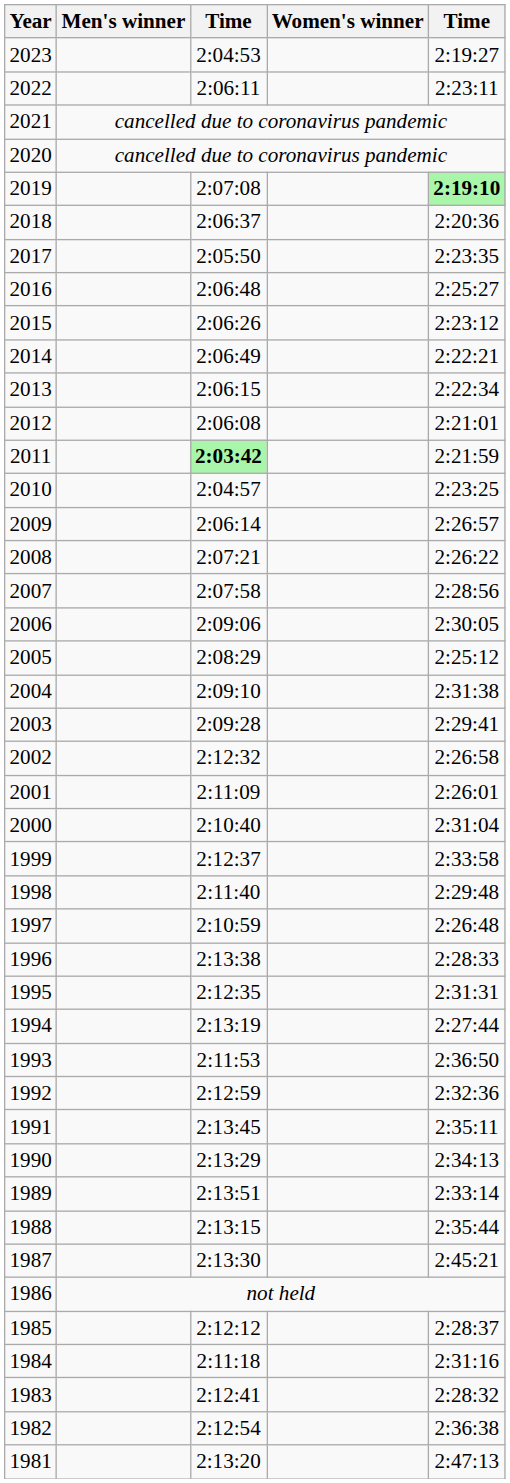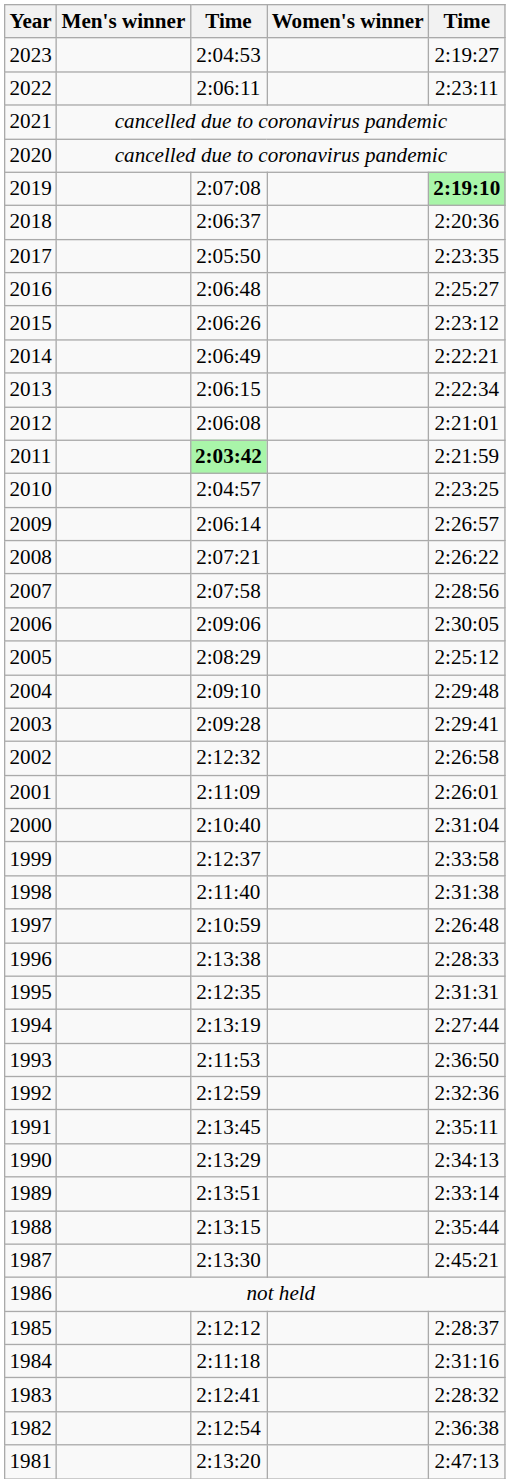(467, 691) 2:31:38 -> (467, 691) 2:29:48
(467, 892) 2:29:48 -> (467, 892) 2:31:38
